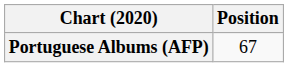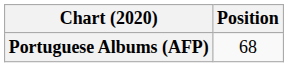(248, 47) 67 -> (248, 47) 68
